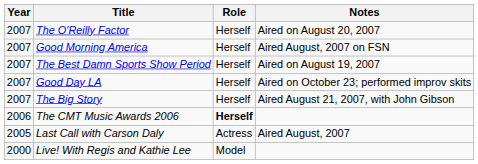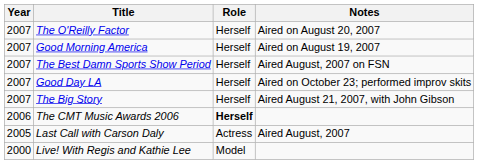(324, 47) Aired August, 2007 on FSN -> (319, 47) Aired on August 19, 2007
(319, 64) Aired on August 19, 2007 -> (324, 64) Aired August, 2007 on FSN
